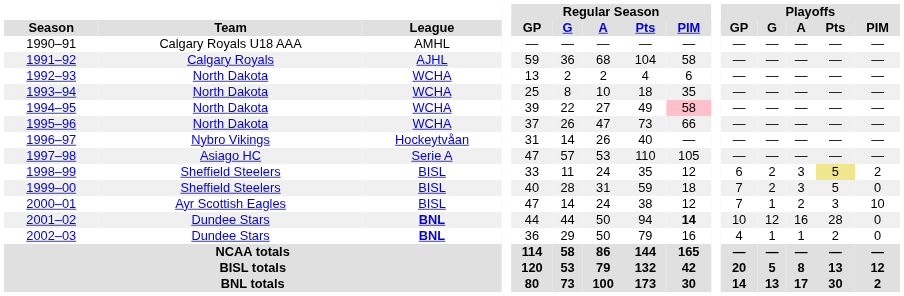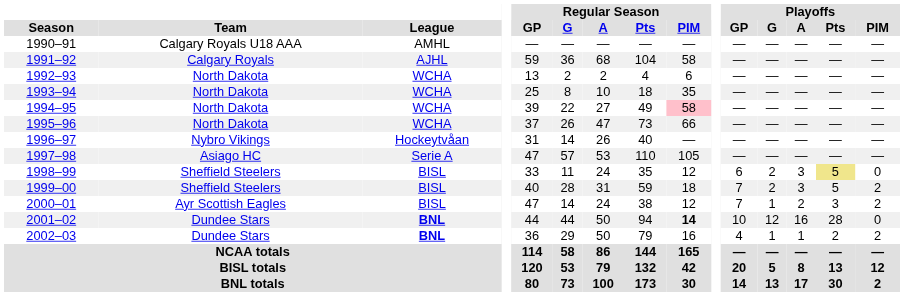(878, 172) 2 -> (878, 172) 0
(878, 188) 0 -> (878, 188) 2
(878, 204) 10 -> (878, 204) 2
(878, 236) 0 -> (878, 236) 2
